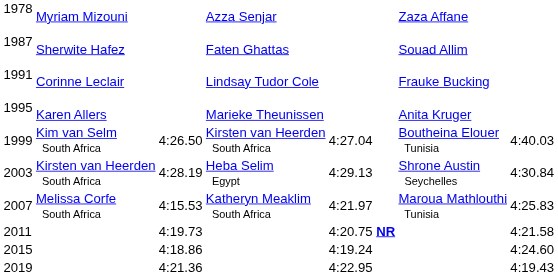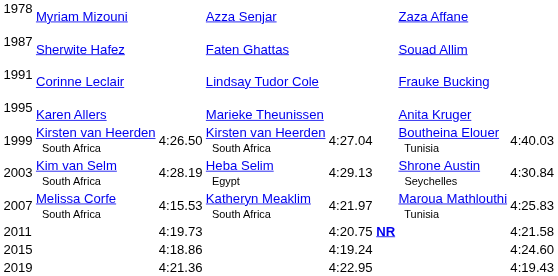(76, 140) Kim van Selm South Africa -> (96, 140) Kirsten van Heerden South Africa
(96, 173) Kirsten van Heerden South Africa -> (76, 173) Kim van Selm South Africa
